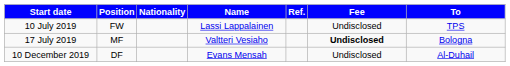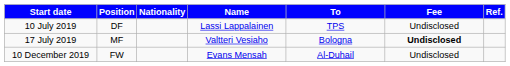columns swapped: (456, 12) <-> (297, 12)
(117, 26) FW -> (117, 26) DF
(117, 55) DF -> (117, 55) FW
